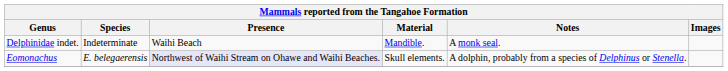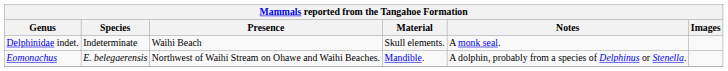(404, 43) Mandible. -> (415, 43) Skull elements.
(266, 58) lavender background -> (266, 58) no background
(415, 58) Skull elements. -> (404, 58) Mandible.
